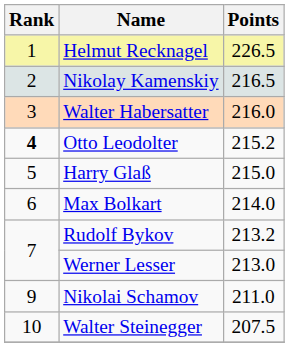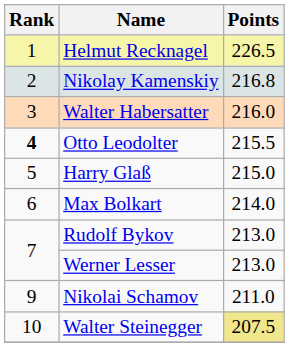(253, 81) 216.5 -> (253, 81) 216.8
(253, 142) 215.2 -> (253, 142) 215.5
(253, 234) 213.2 -> (253, 234) 213.0
(253, 326) no background -> (253, 326) khaki background
